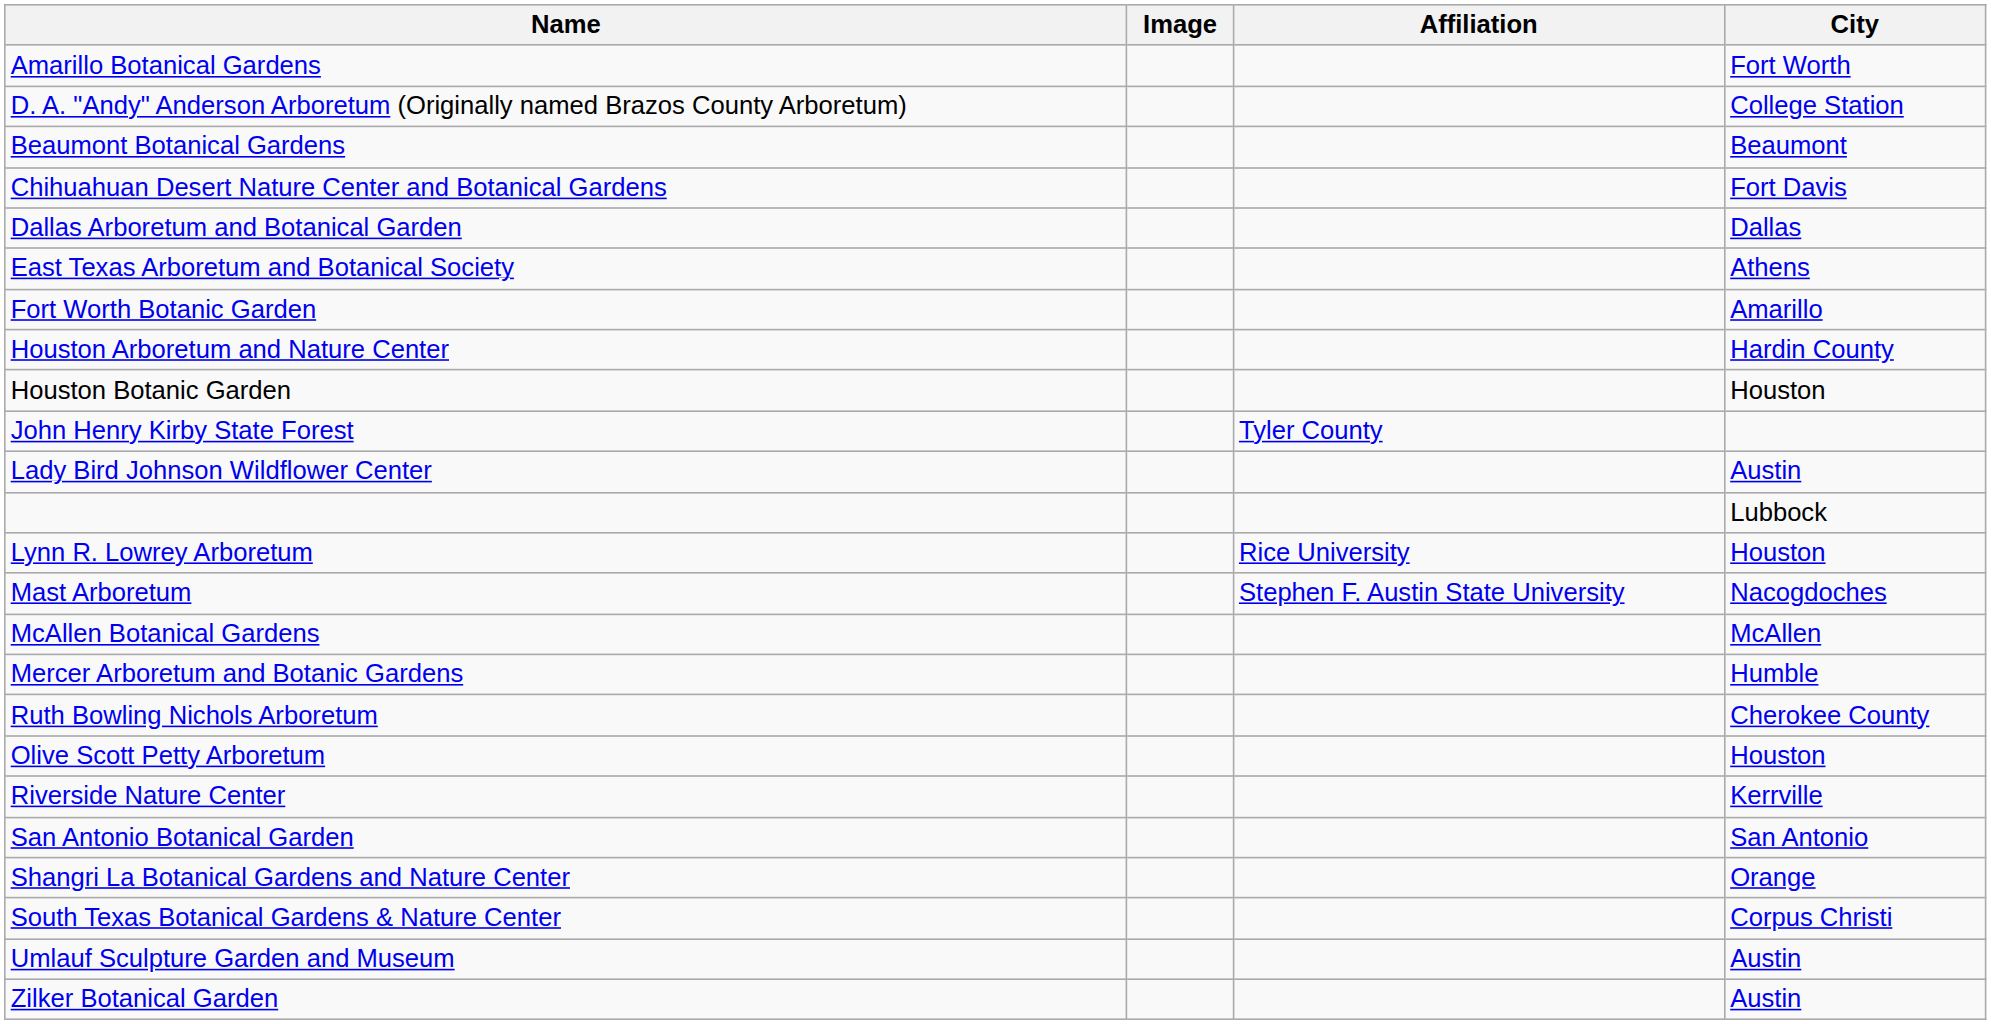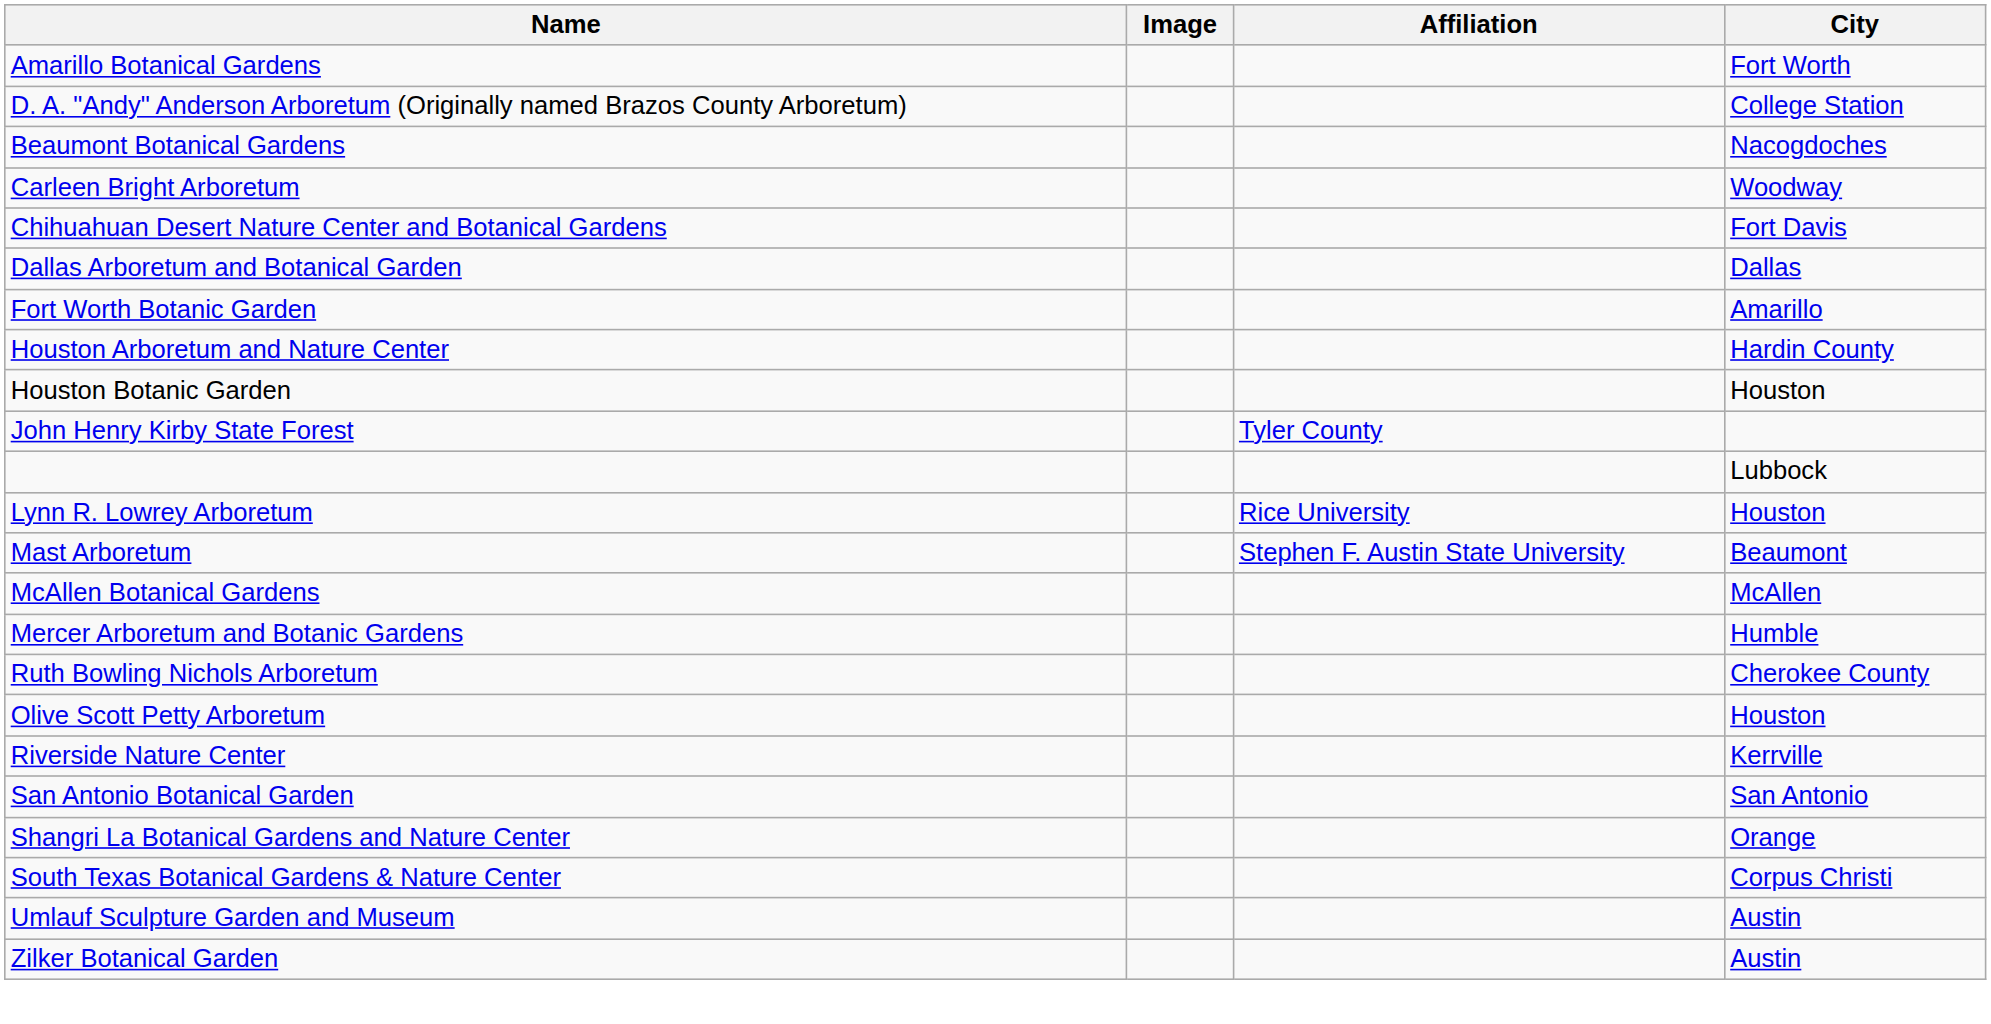(1789, 146) Beaumont -> (1808, 146) Nacogdoches
+ row: (155, 187)
- row: (262, 268)
- row: (221, 471)
(1808, 593) Nacogdoches -> (1789, 552) Beaumont
